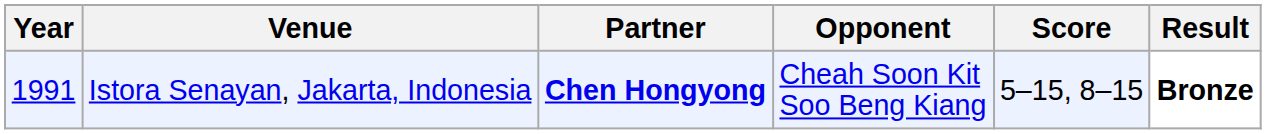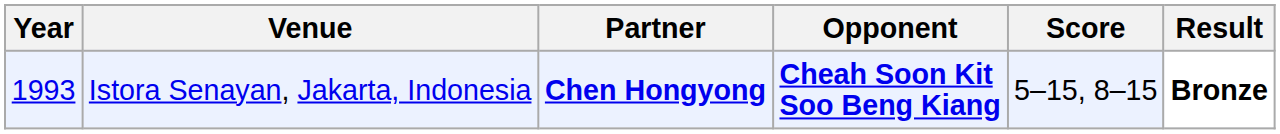(44, 89) 1991 -> (44, 89) 1993
(883, 89) normal -> (890, 89) bold
